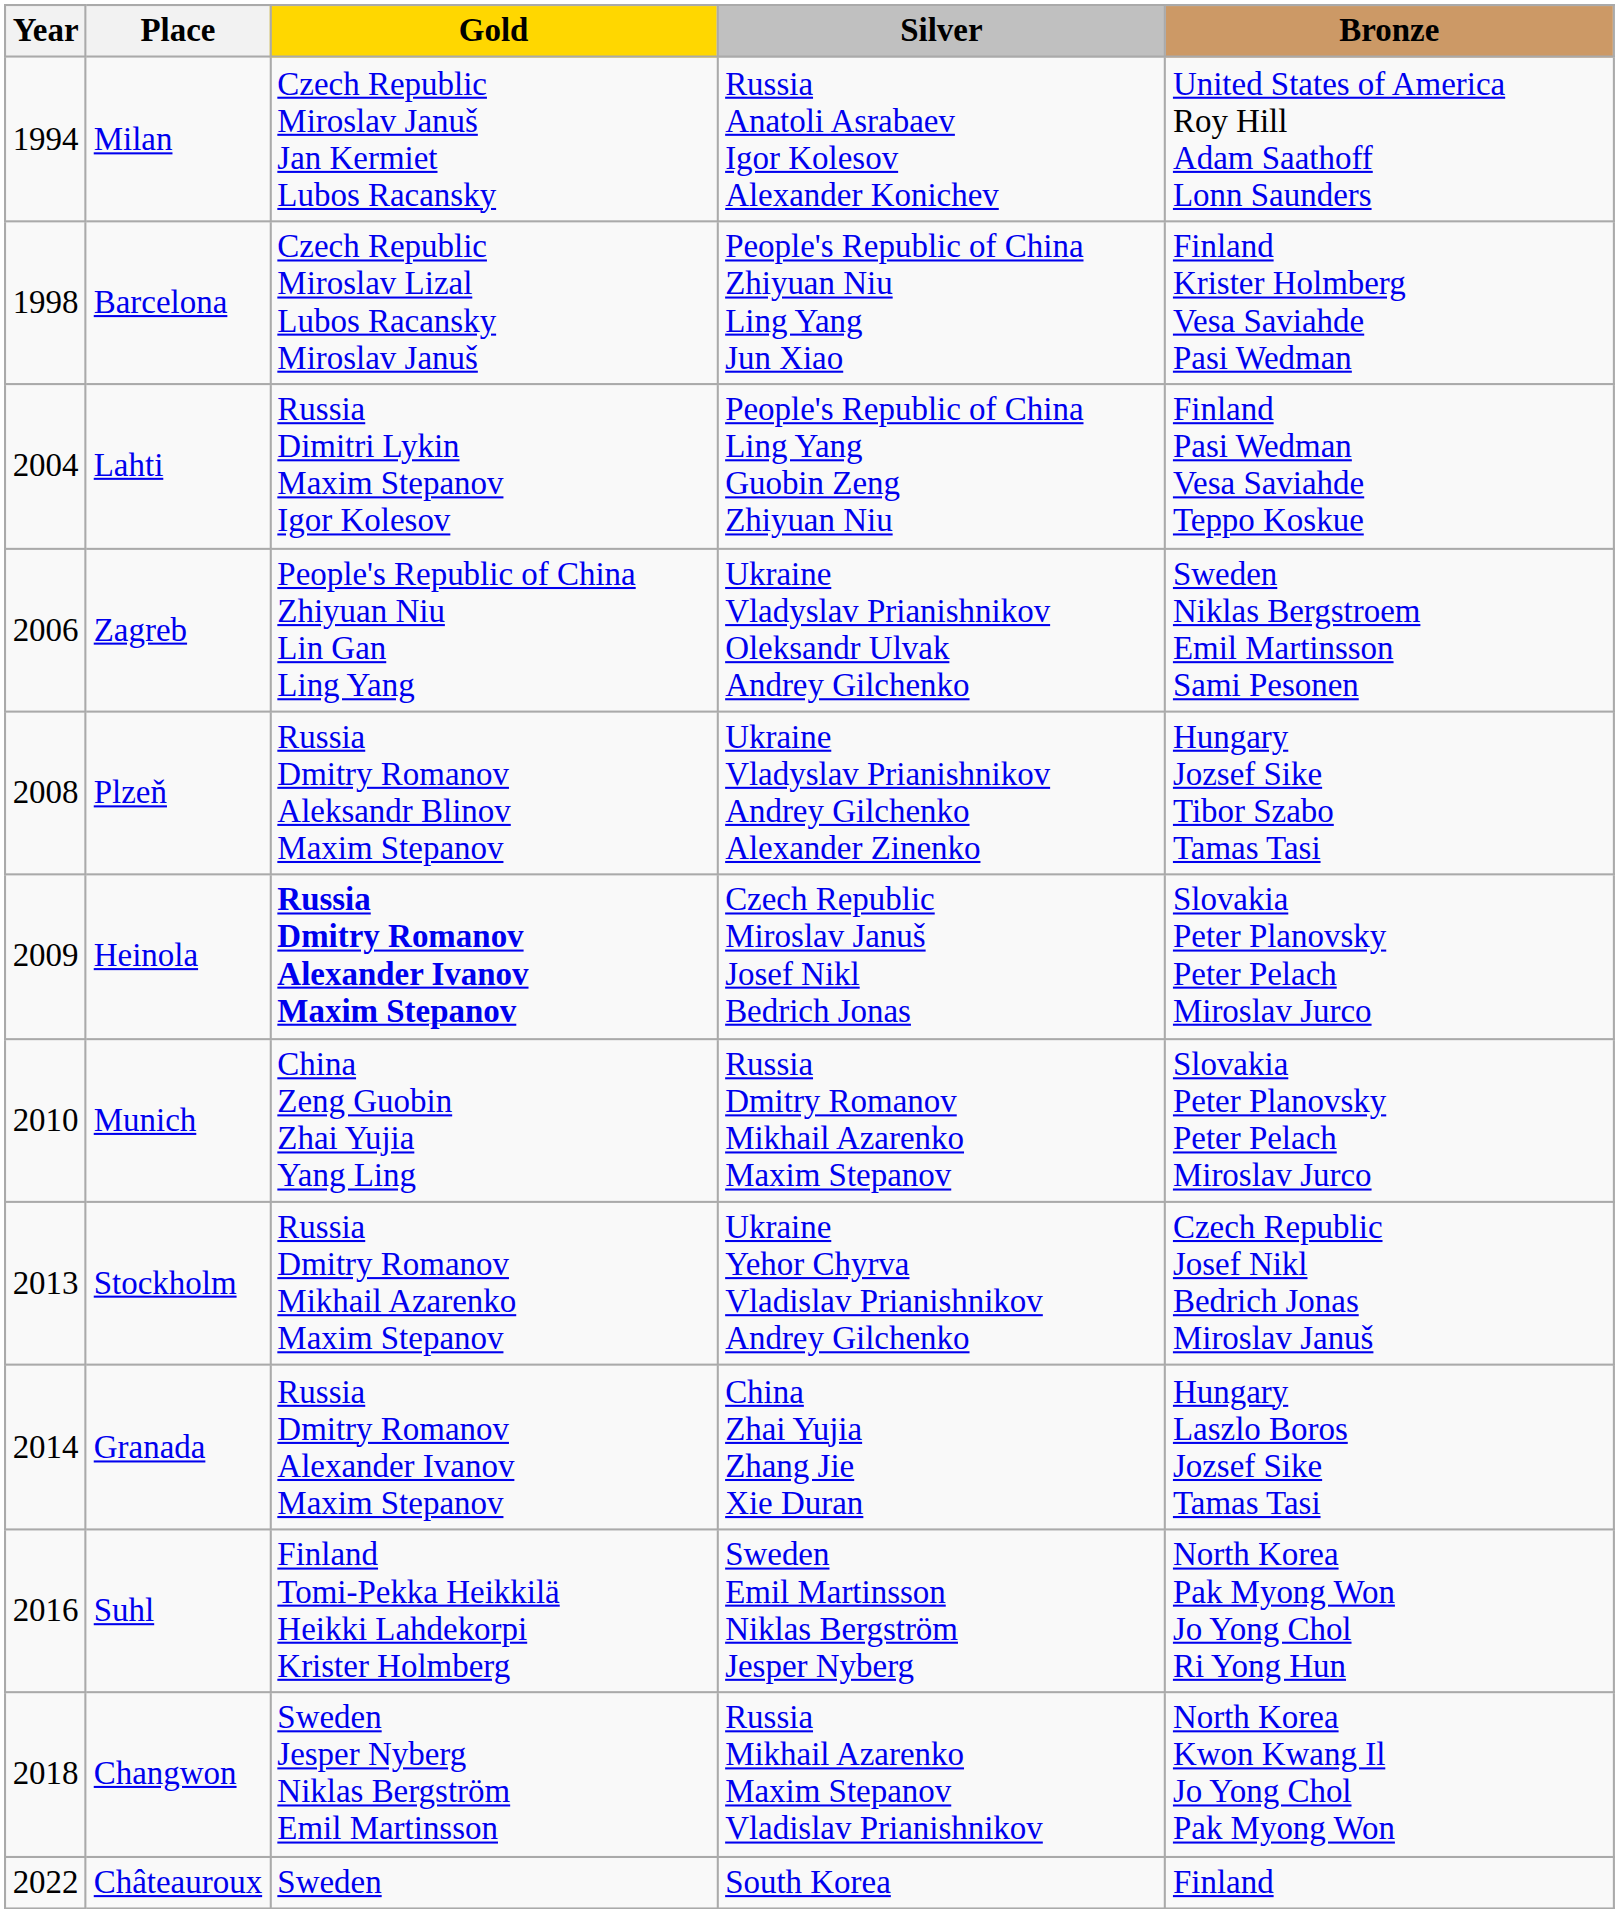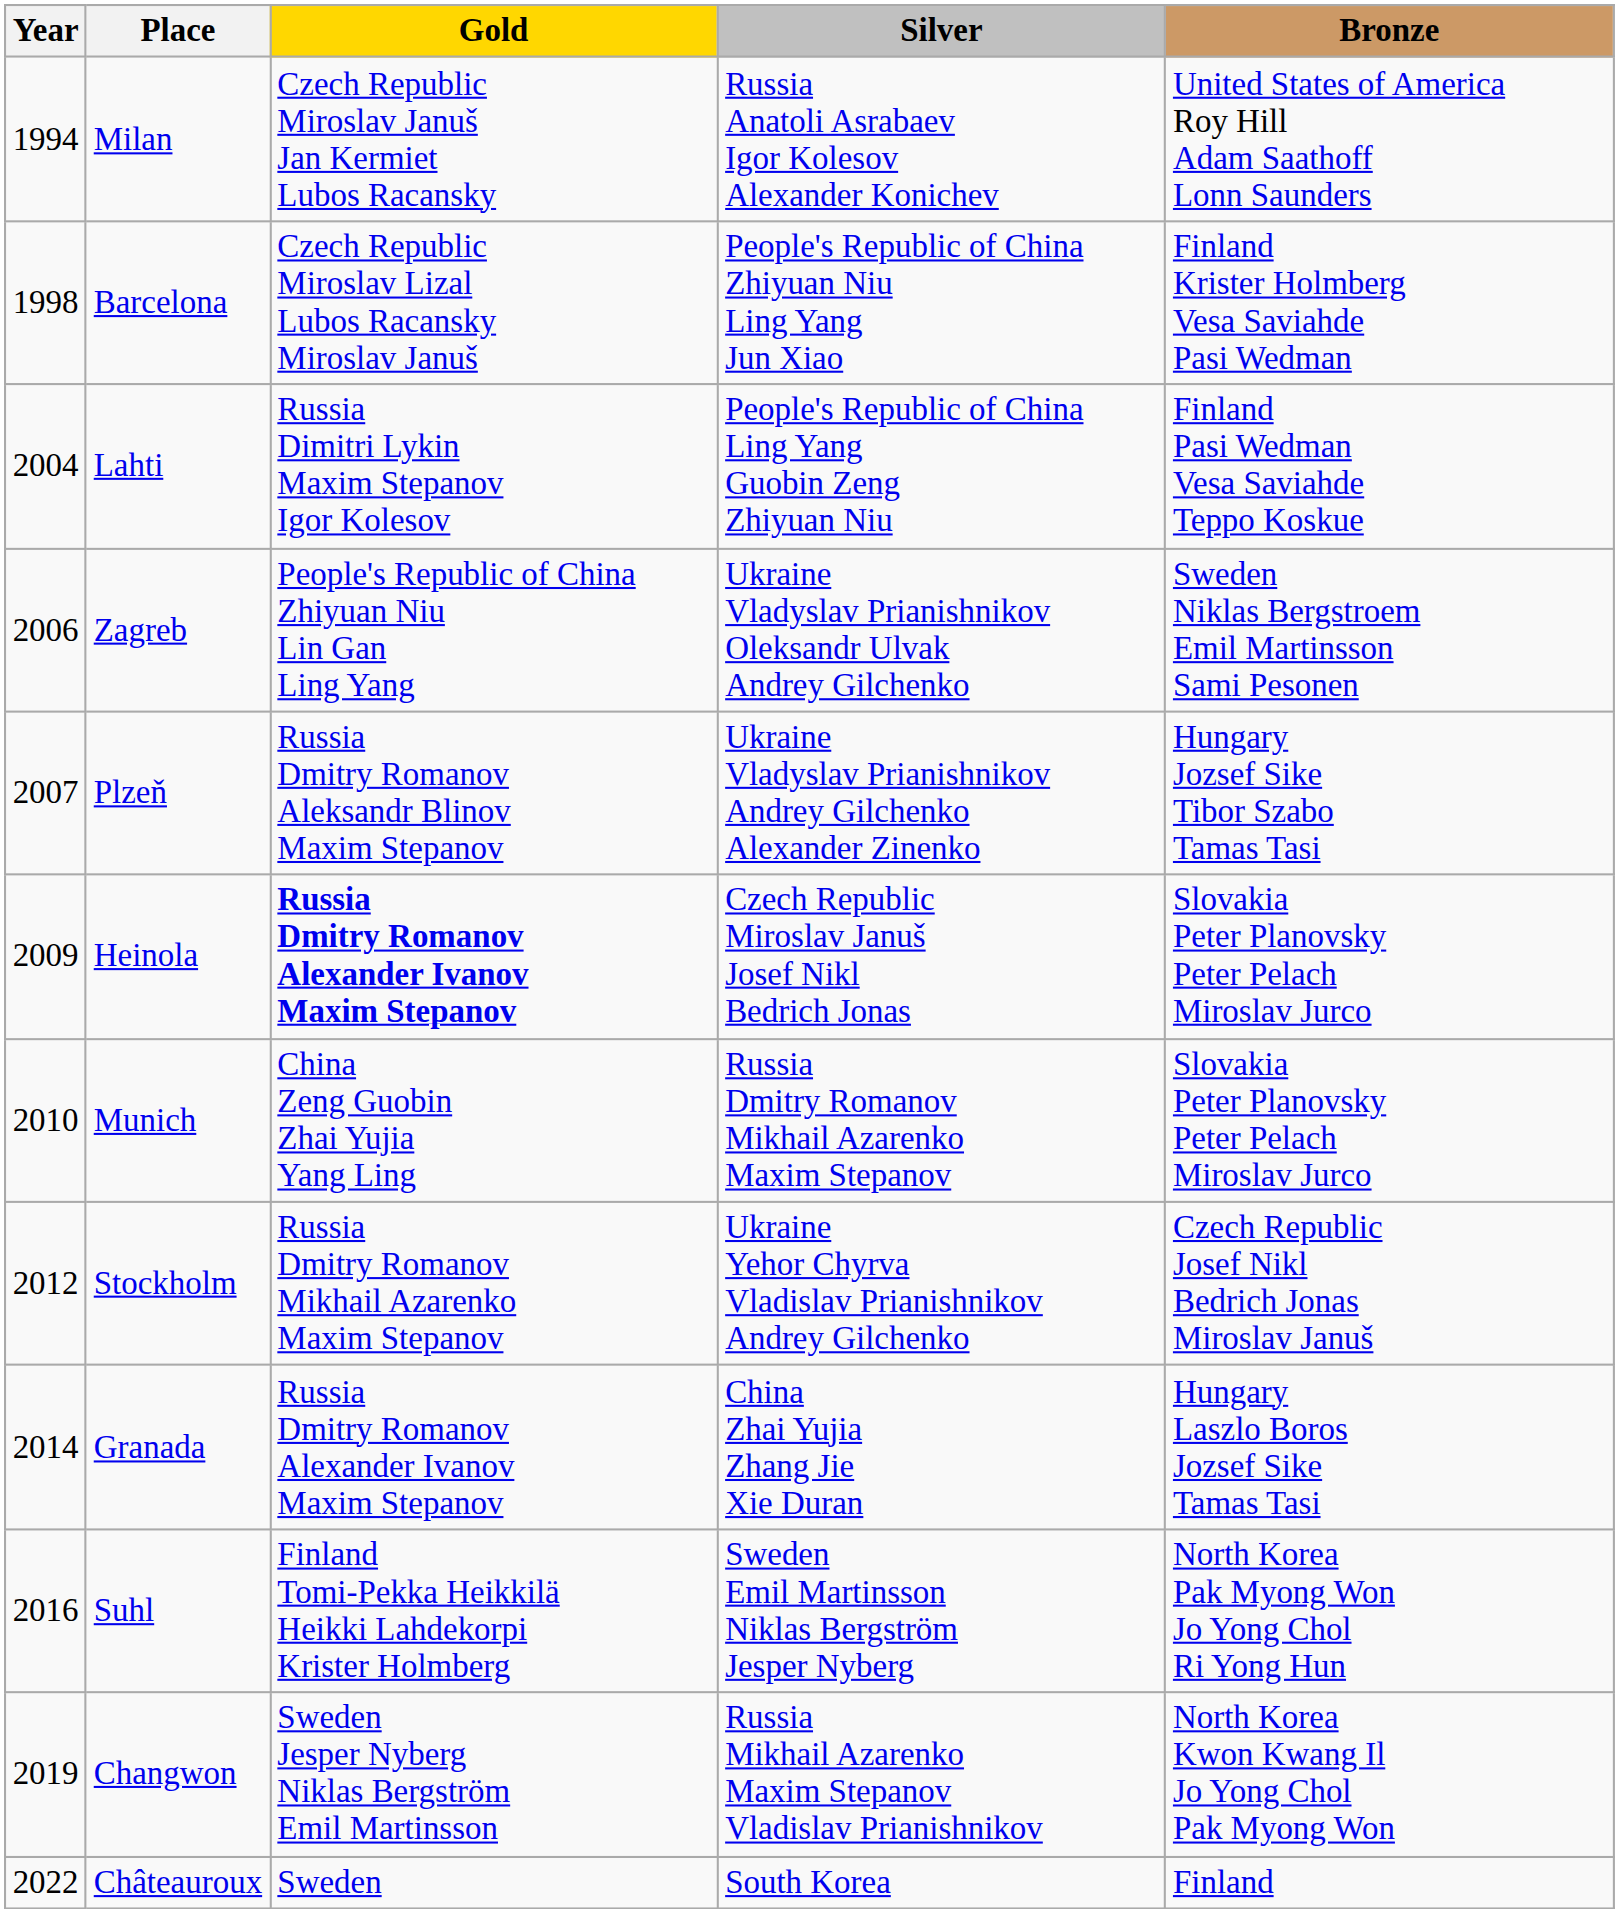(46, 792) 2008 -> (46, 792) 2007
(46, 1283) 2013 -> (46, 1283) 2012
(46, 1773) 2018 -> (46, 1773) 2019
